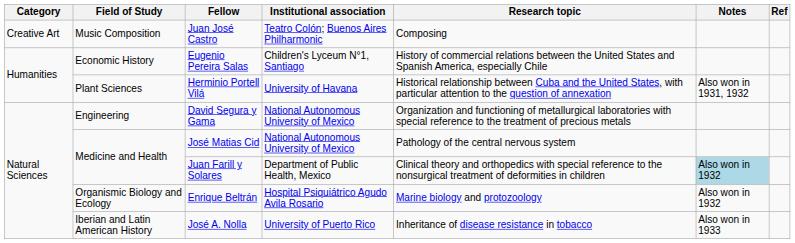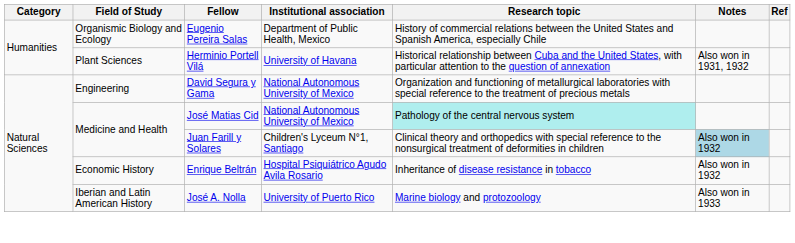- row: (211, 34)
(115, 61) Economic History -> (129, 34) Organismic Biology and Ecology
(317, 61) Children's Lyceum N°1, Santiago -> (311, 34) Department of Public Health, Mexico
(486, 143) no background -> (485, 116) paleturquoise background
(311, 170) Department of Public Health, Mexico -> (316, 143) Children's Lyceum N°1, Santiago
(129, 198) Organismic Biology and Ecology -> (115, 170) Economic History
(469, 198) Marine biology and protozoology -> (493, 170) Inheritance of disease resistance in tobacco
(494, 225) Inheritance of disease resistance in tobacco -> (468, 198) Marine biology and protozoology
